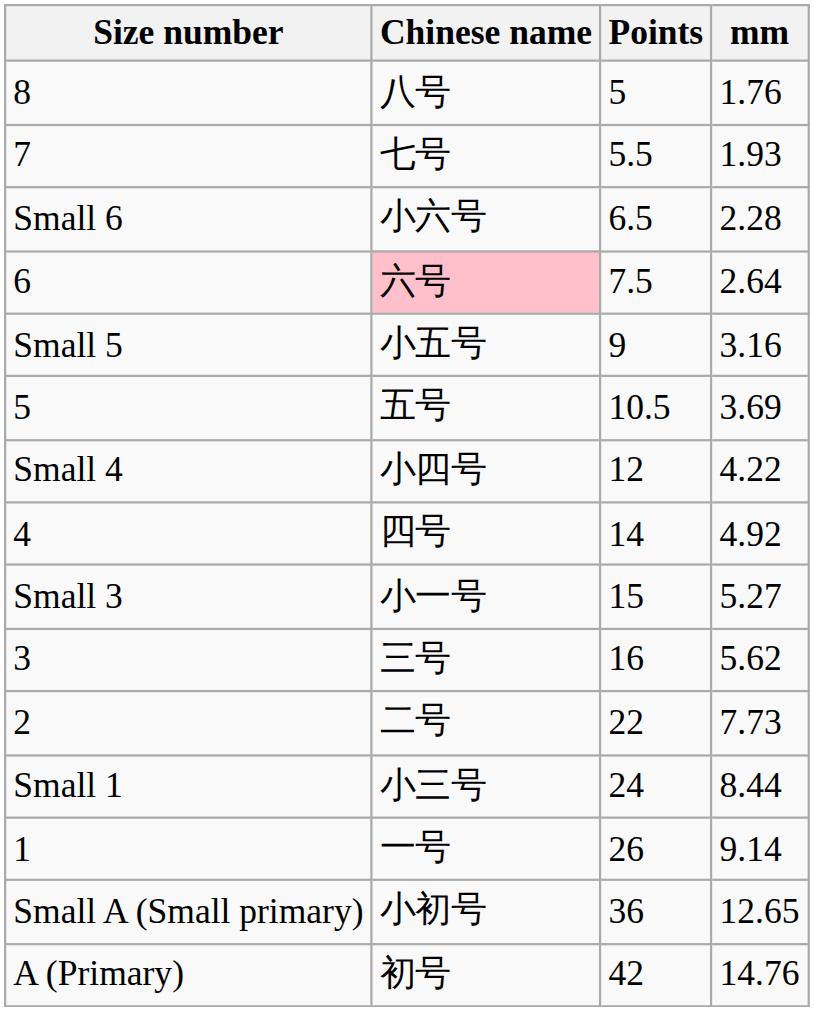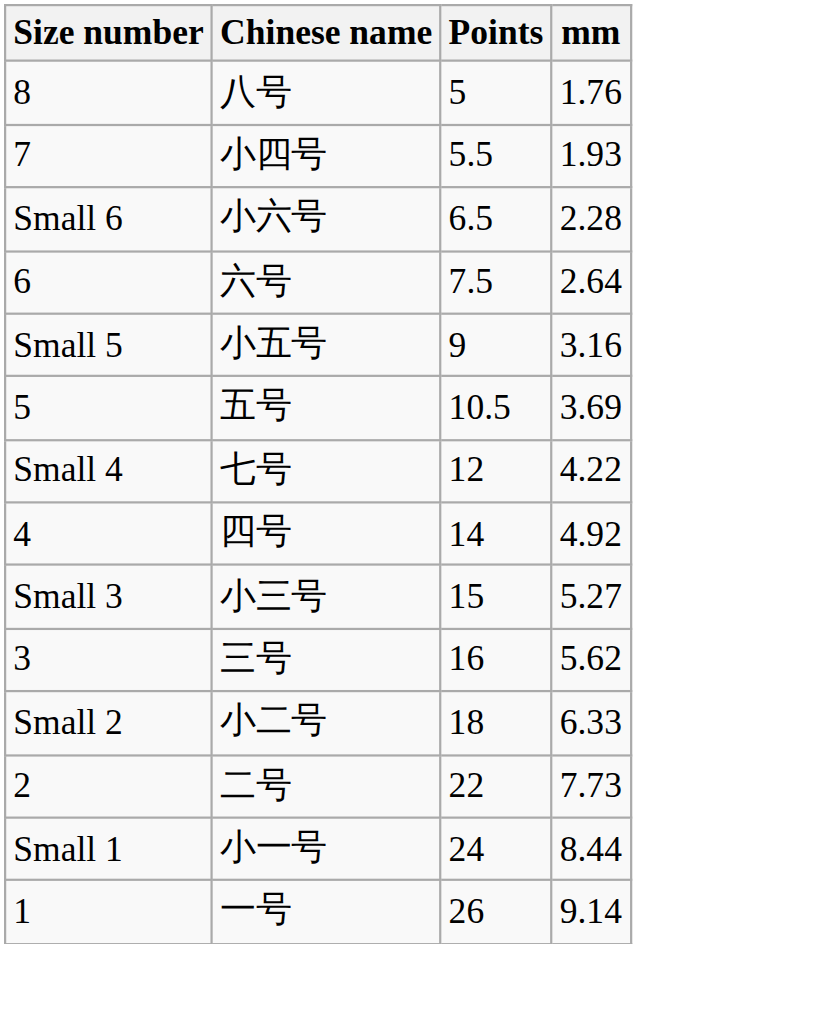(415, 154) 七号 -> (273, 154) 小四号
(415, 280) pink background -> (256, 280) no background
(433, 469) 小四号 -> (256, 469) 七号
(433, 595) 小一号 -> (273, 595) 小三号
+ row: (68, 722)
(433, 784) 小三号 -> (273, 847) 小一号
- row: (188, 911)
- row: (99, 974)
